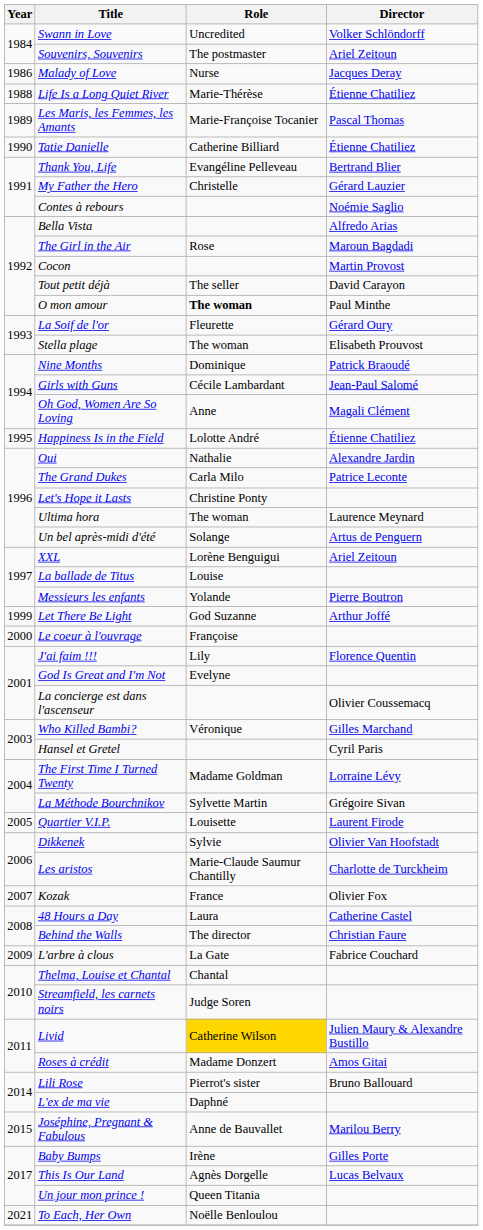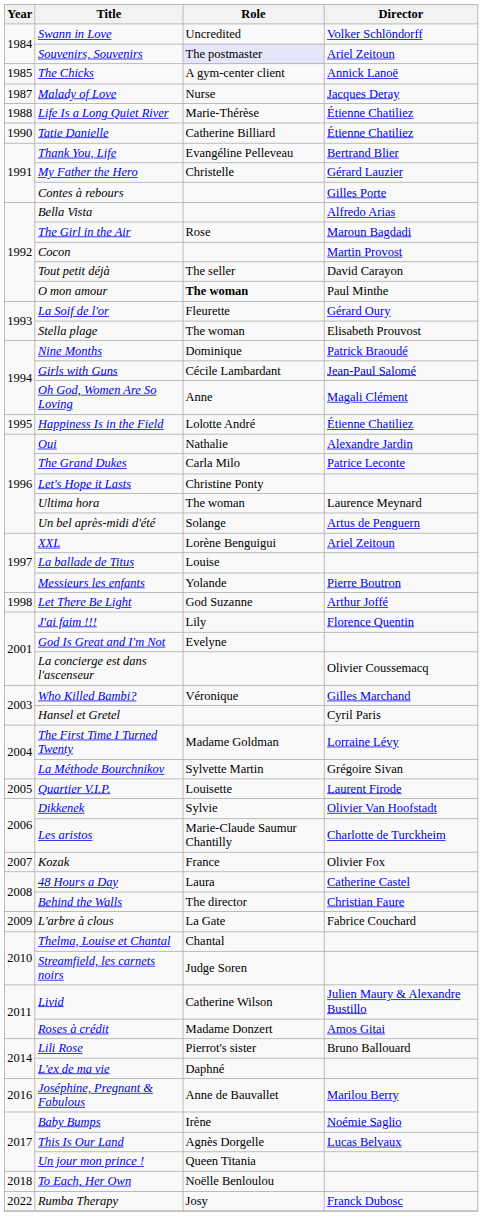(228, 53) no background -> (224, 53) lavender background
+ row: (66, 73)
(20, 73) 1986 -> (20, 93) 1987
- row: (106, 120)
(366, 206) Noémie Saglio -> (357, 192) Gilles Porte
(20, 616) 1999 -> (20, 602) 1998
- row: (90, 636)
(233, 1035) gold background -> (229, 1002) no background
(20, 1129) 2015 -> (20, 1095) 2016
(359, 1155) Gilles Porte -> (364, 1122) Noémie Saglio
(20, 1215) 2021 -> (20, 1181) 2018
+ row: (78, 1201)
